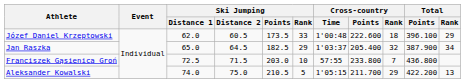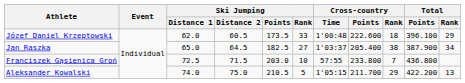(303, 47) 29 -> (303, 47) 27
(394, 47) 32 -> (394, 47) 38
